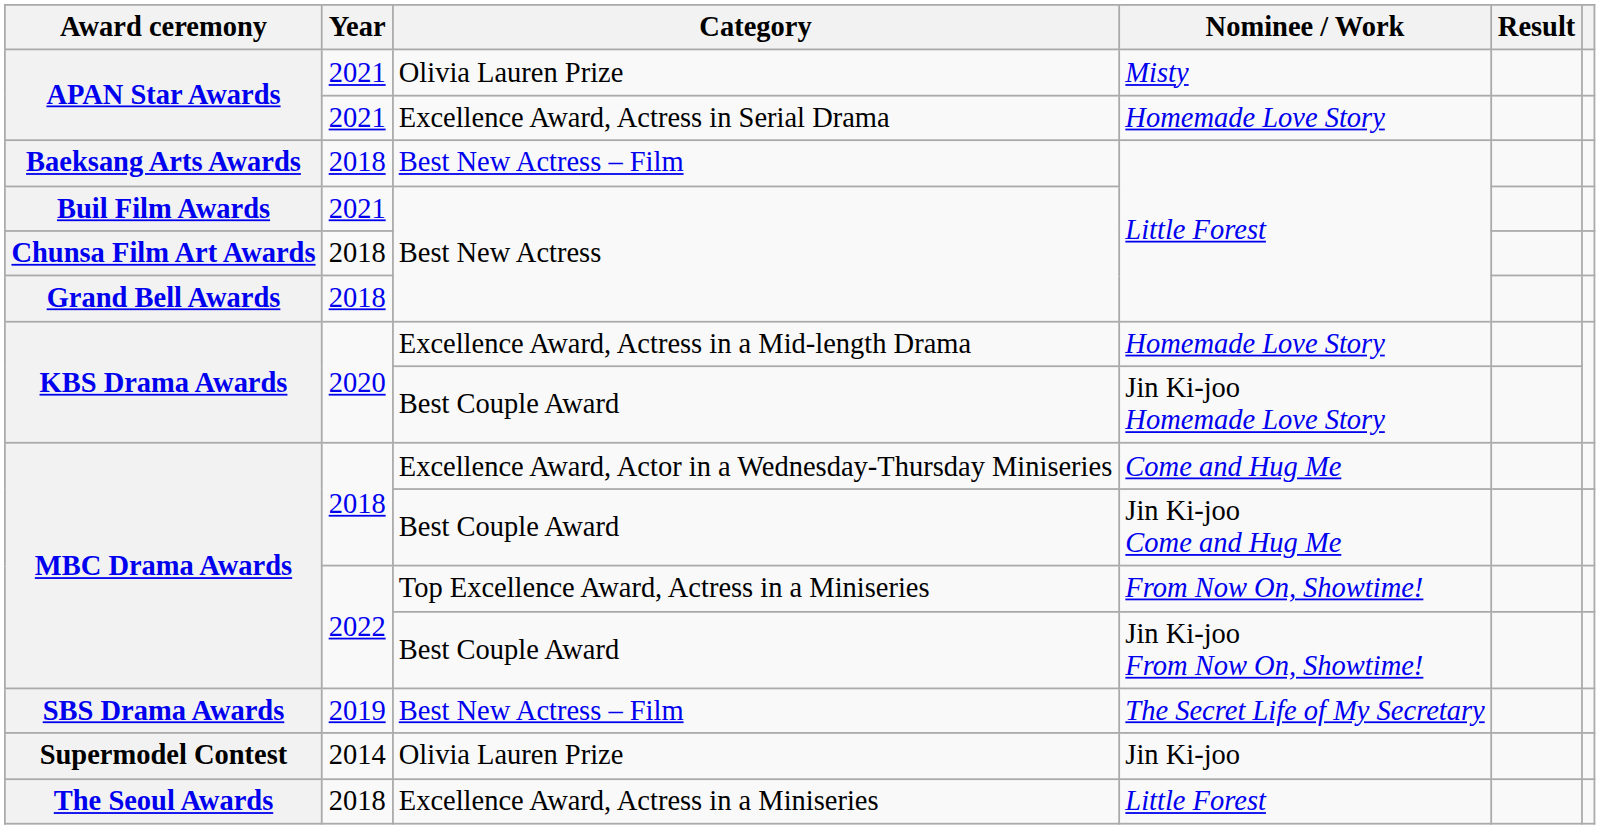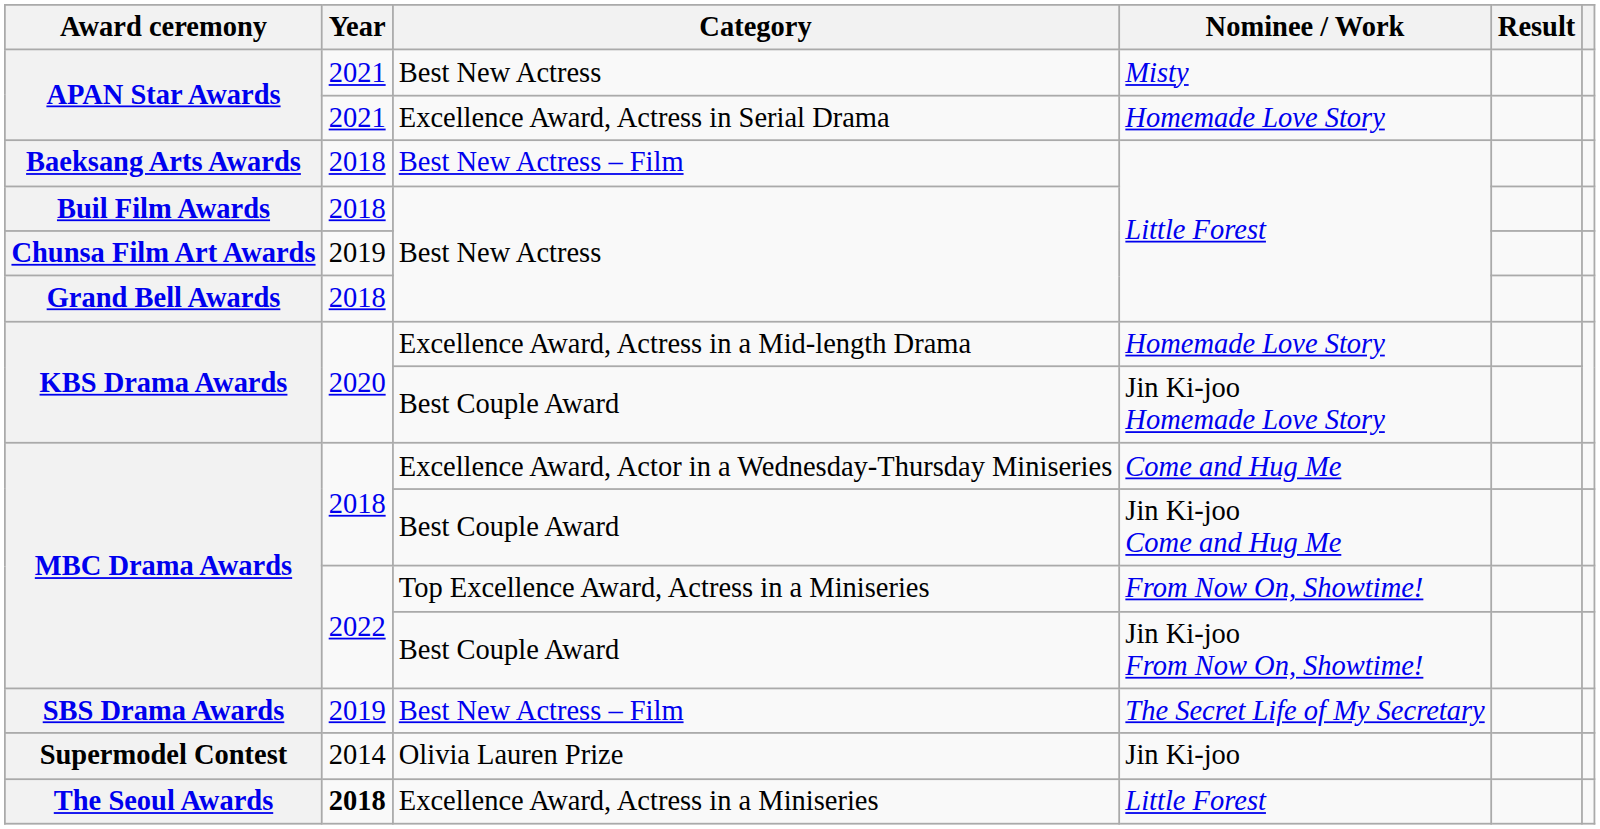(511, 72) Olivia Lauren Prize -> (500, 72) Best New Actress
(357, 207) 2021 -> (357, 207) 2018
(357, 252) 2018 -> (357, 252) 2019
(357, 800) normal -> (357, 800) bold
